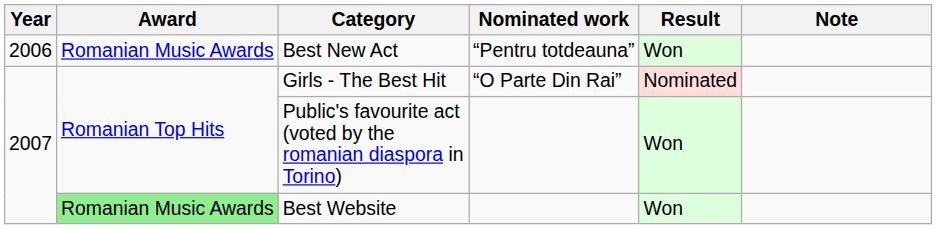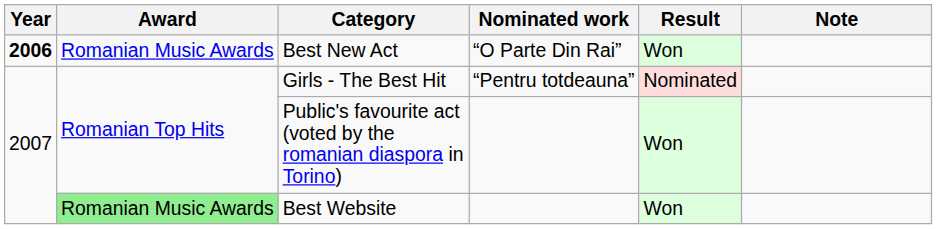(31, 50) normal -> (31, 50) bold
(554, 50) “Pentru totdeauna” -> (547, 50) “O Parte Din Rai”
(547, 81) “O Parte Din Rai” -> (554, 81) “Pentru totdeauna”
